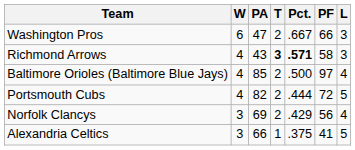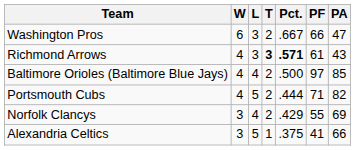columns swapped: (344, 14) <-> (260, 14)
(326, 54) 58 -> (317, 54) 61
(326, 94) 72 -> (317, 94) 71
(326, 114) 56 -> (317, 114) 55
